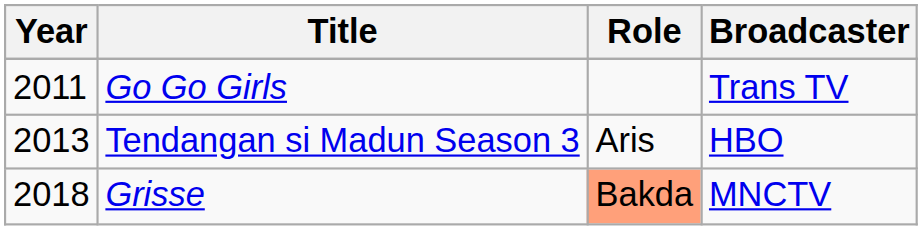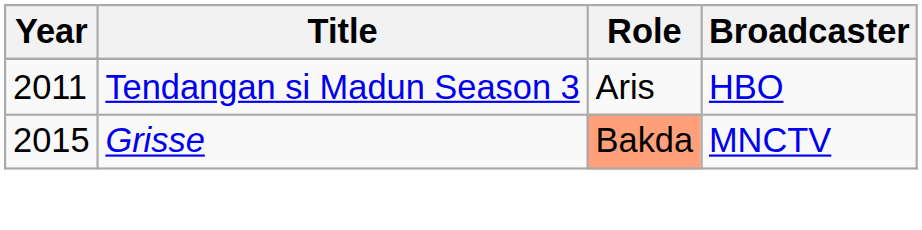- row: (196, 86)
(51, 140) 2013 -> (50, 86) 2011
(51, 195) 2018 -> (51, 140) 2015
